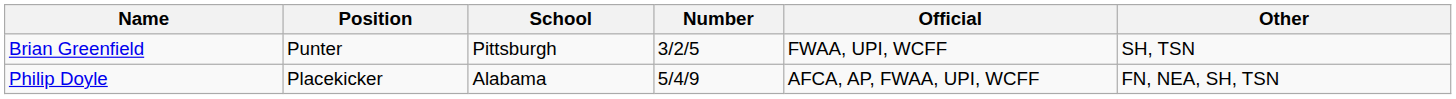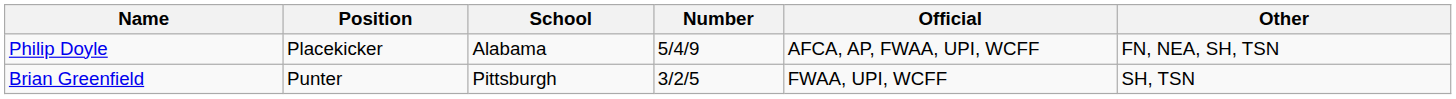rows swapped: (58, 78) <-> (77, 49)
